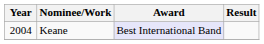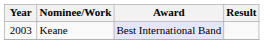(21, 30) 2004 -> (21, 30) 2003
